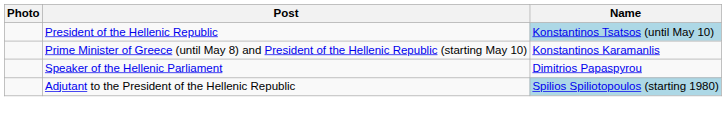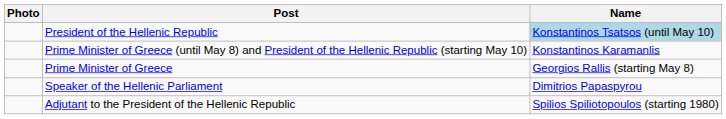+ row: (109, 68)
(626, 86) lightblue background -> (626, 104) no background
